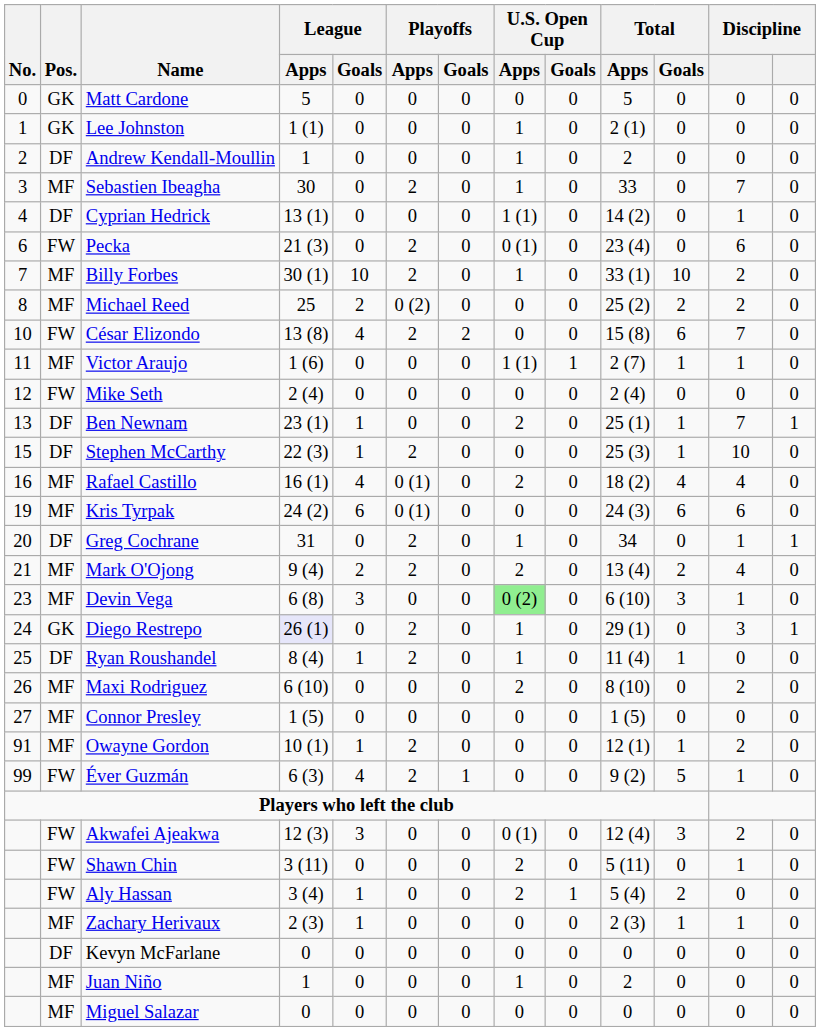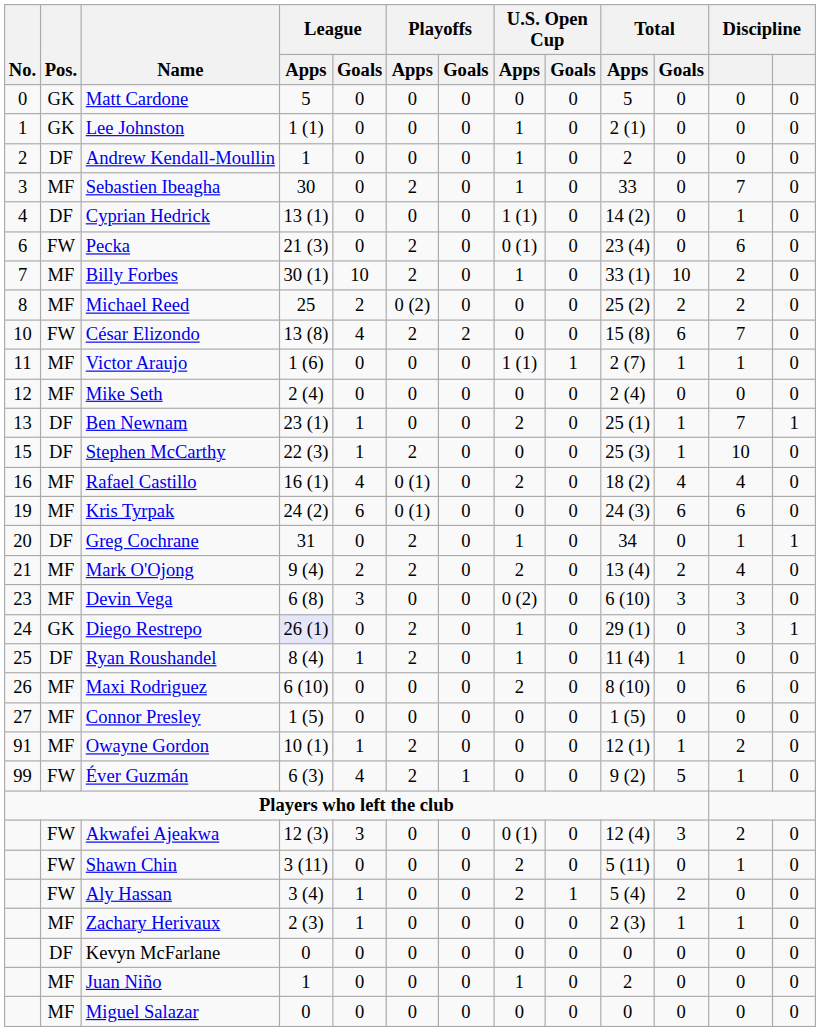(61, 393) FW -> (61, 393) MF
(519, 599) lightgreen background -> (519, 599) no background
(741, 599) 1 -> (741, 599) 3
(741, 687) 2 -> (741, 687) 6
